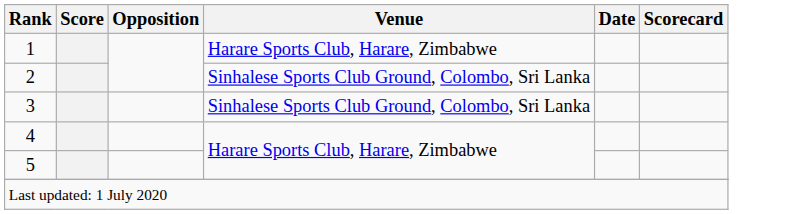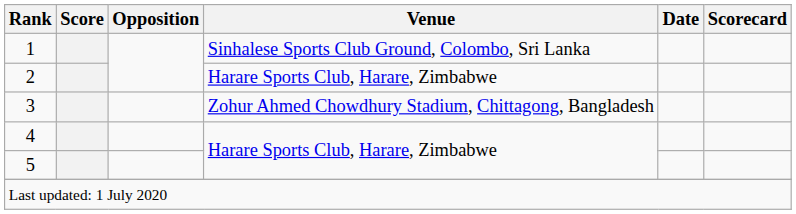(352, 48) Harare Sports Club, Harare, Zimbabwe -> (399, 48) Sinhalese Sports Club Ground, Colombo, Sri Lanka
(399, 77) Sinhalese Sports Club Ground, Colombo, Sri Lanka -> (352, 77) Harare Sports Club, Harare, Zimbabwe
(399, 106) Sinhalese Sports Club Ground, Colombo, Sri Lanka -> (431, 106) Zohur Ahmed Chowdhury Stadium, Chittagong, Bangladesh
